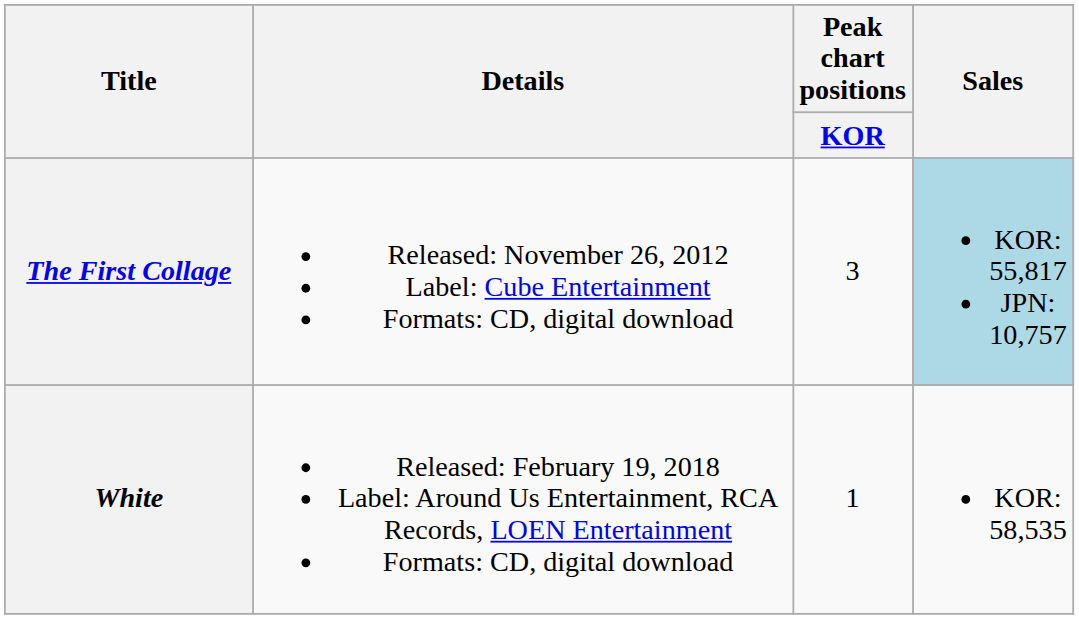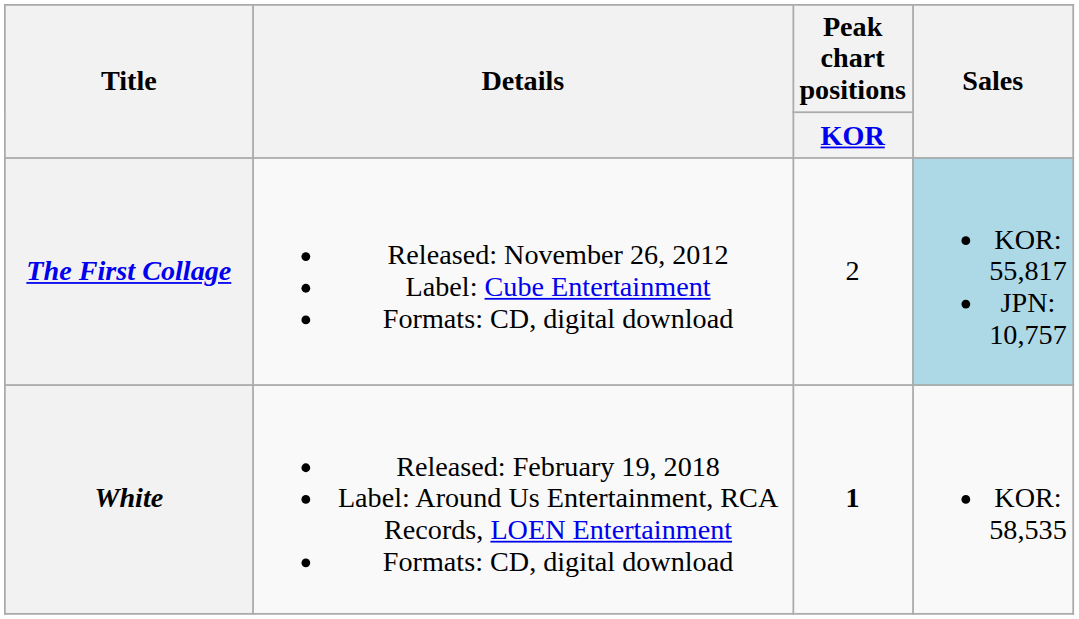(853, 271) 3 -> (853, 271) 2
(853, 498) normal -> (853, 498) bold
